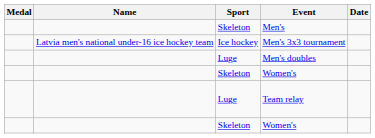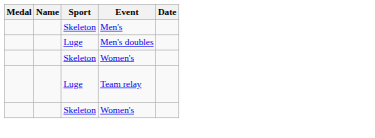- row: (238, 42)
